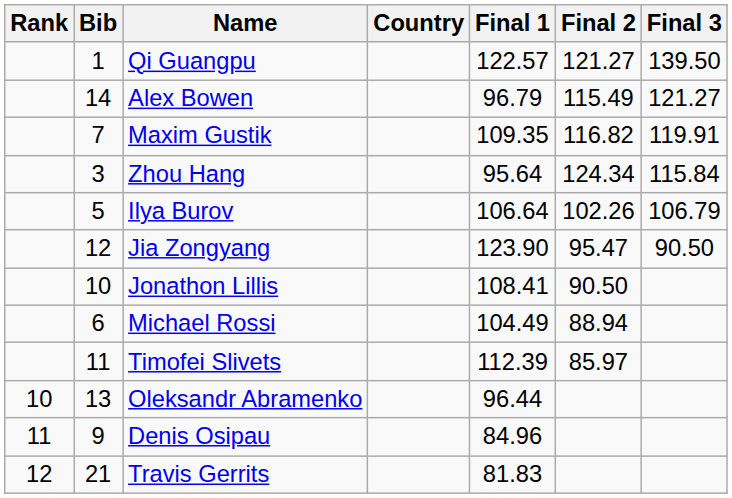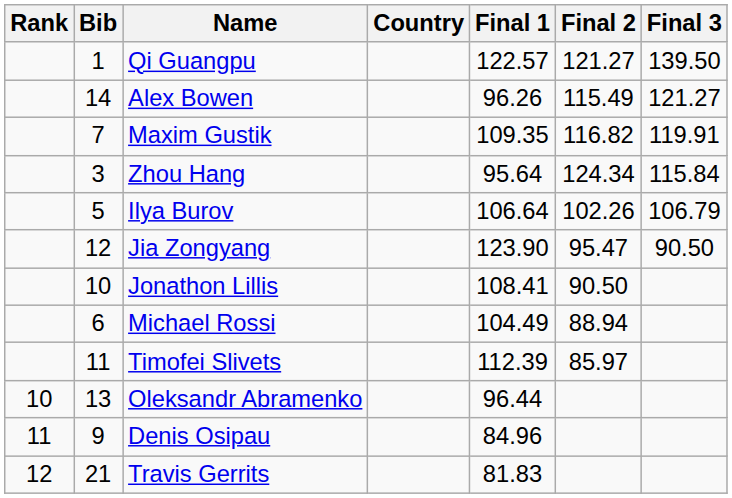(512, 98) 96.79 -> (512, 98) 96.26
